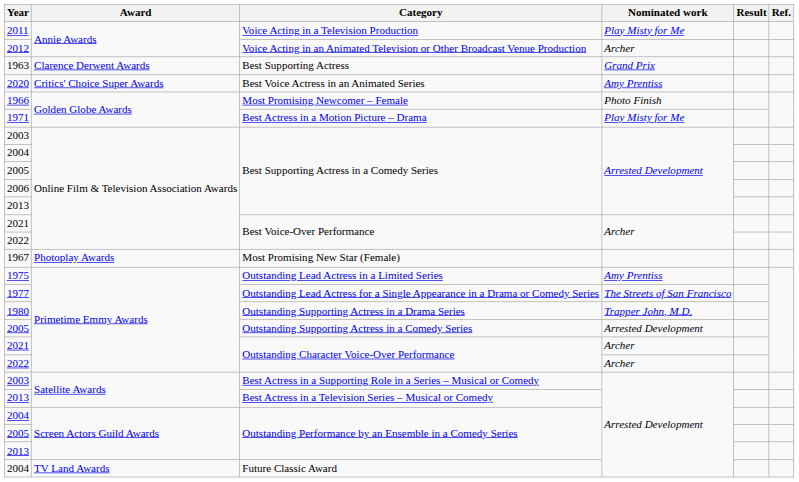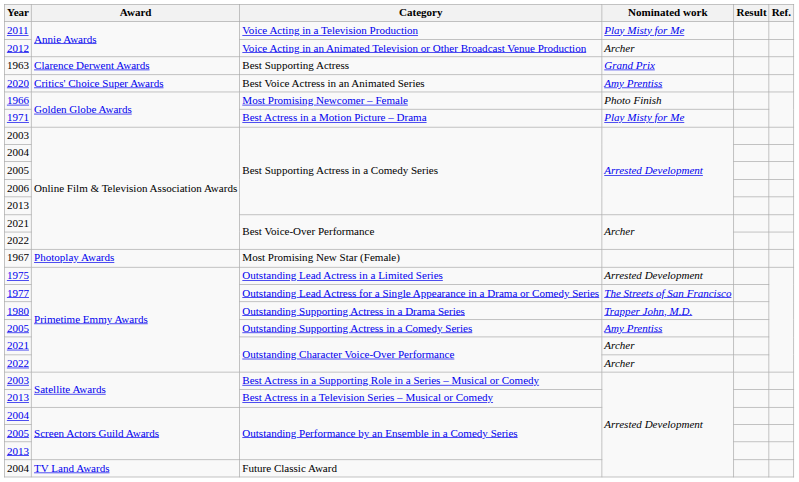(633, 275) Amy Prentiss -> (654, 275) Arrested Development
(654, 328) Arrested Development -> (633, 328) Amy Prentiss
